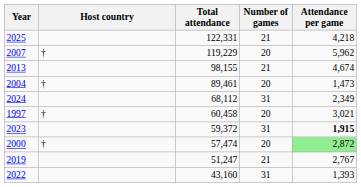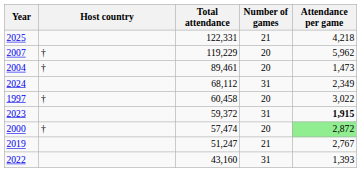- row: (16, 68)
(343, 114) 3,021 -> (343, 99) 3,022
